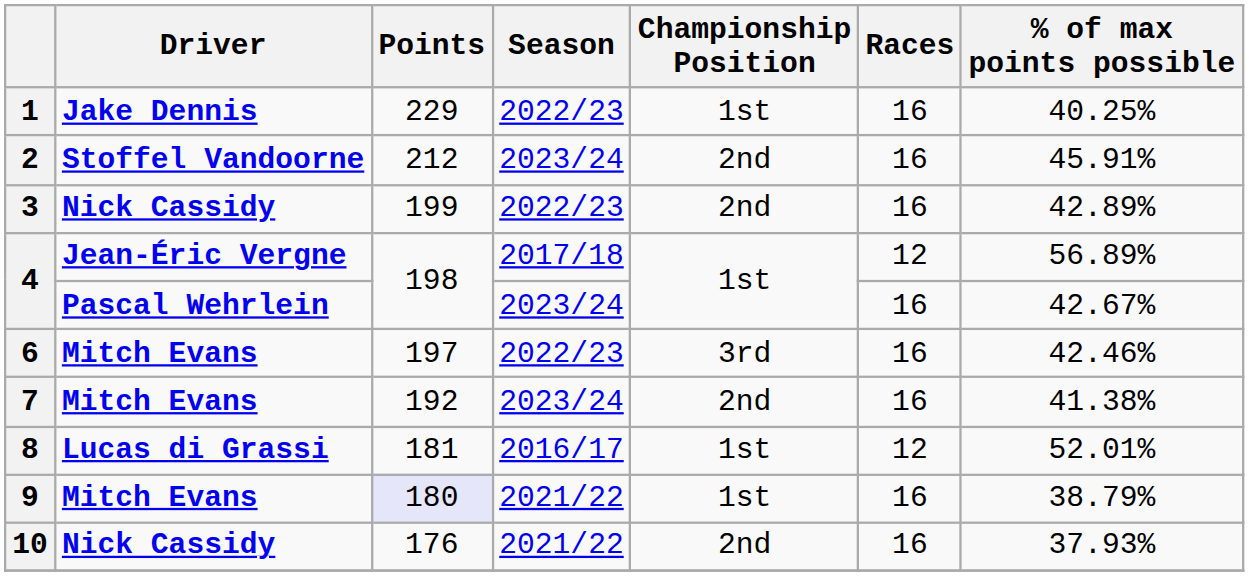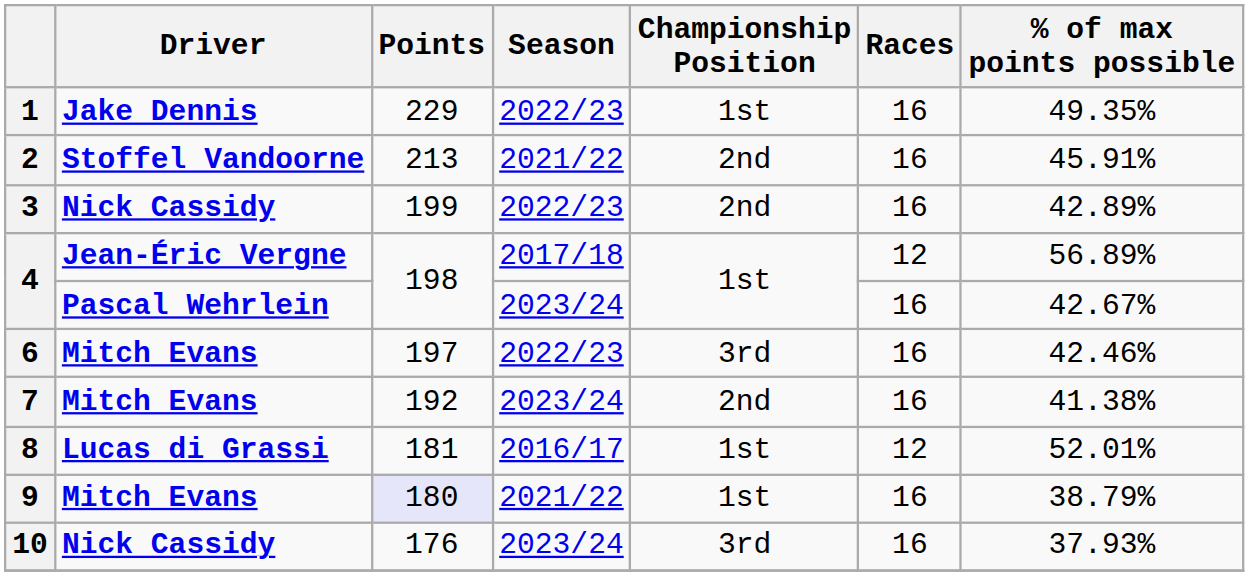(1102, 112) 40.25% -> (1102, 112) 49.35%
(432, 160) 212 -> (432, 160) 213
(561, 160) 2023/24 -> (561, 160) 2021/22
(561, 547) 2021/22 -> (561, 547) 2023/24
(745, 547) 2nd -> (745, 547) 3rd
